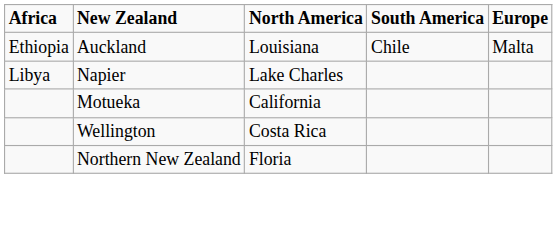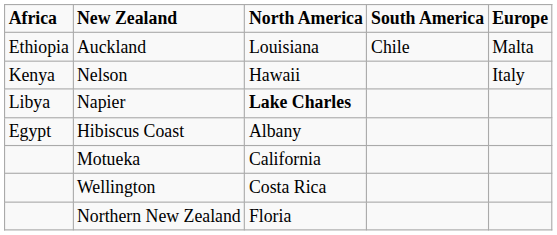+ row: (102, 74)
(296, 74) normal -> (300, 103) bold
+ row: (131, 131)
